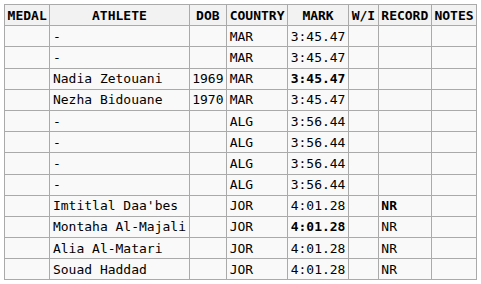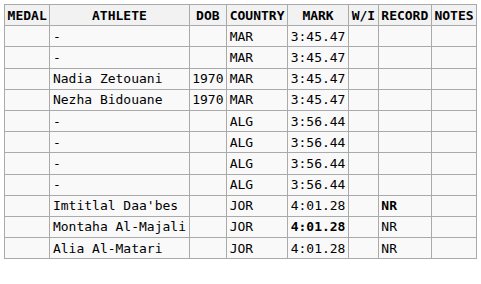(208, 79) 1969 -> (208, 79) 1970
(318, 79) bold -> (318, 79) normal
- row: (100, 269)
